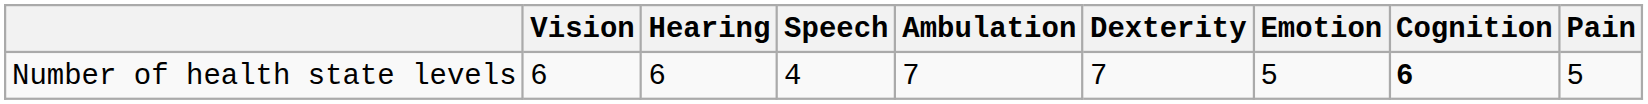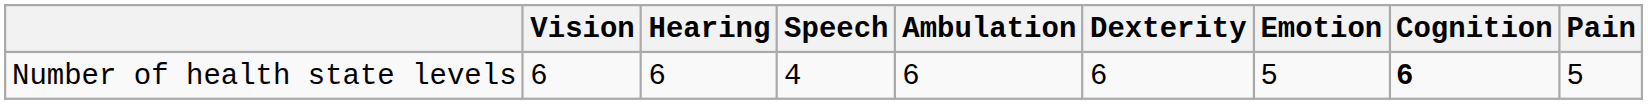(911, 76) 7 -> (911, 76) 6
(1099, 76) 7 -> (1099, 76) 6
